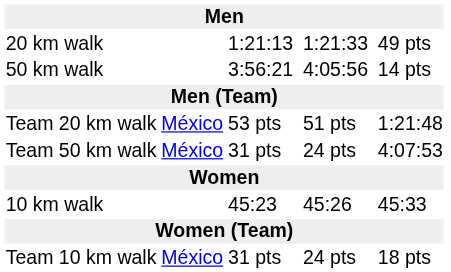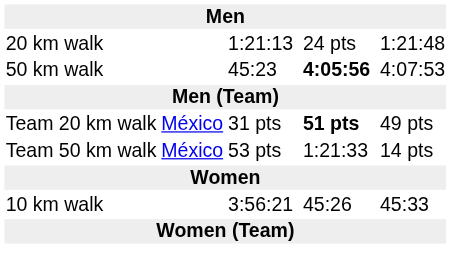(336, 43) 1:21:33 -> (330, 43) 24 pts
(404, 43) 49 pts -> (413, 43) 1:21:48
(261, 70) 3:56:21 -> (252, 70) 45:23
(336, 70) normal -> (337, 70) bold
(404, 70) 14 pts -> (413, 70) 4:07:53
(255, 123) 53 pts -> (255, 123) 31 pts
(330, 123) normal -> (331, 123) bold
(410, 123) 1:21:48 -> (407, 123) 49 pts
(255, 150) 31 pts -> (255, 150) 53 pts
(330, 150) 24 pts -> (336, 150) 1:21:33
(410, 150) 4:07:53 -> (407, 150) 14 pts
(252, 204) 45:23 -> (261, 204) 3:56:21
- row: (81, 258)
